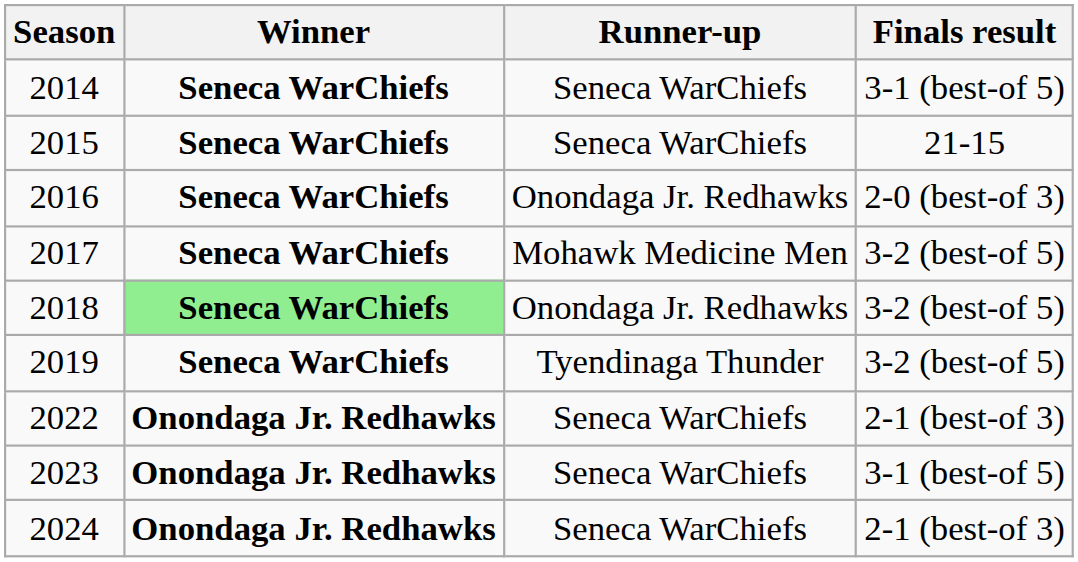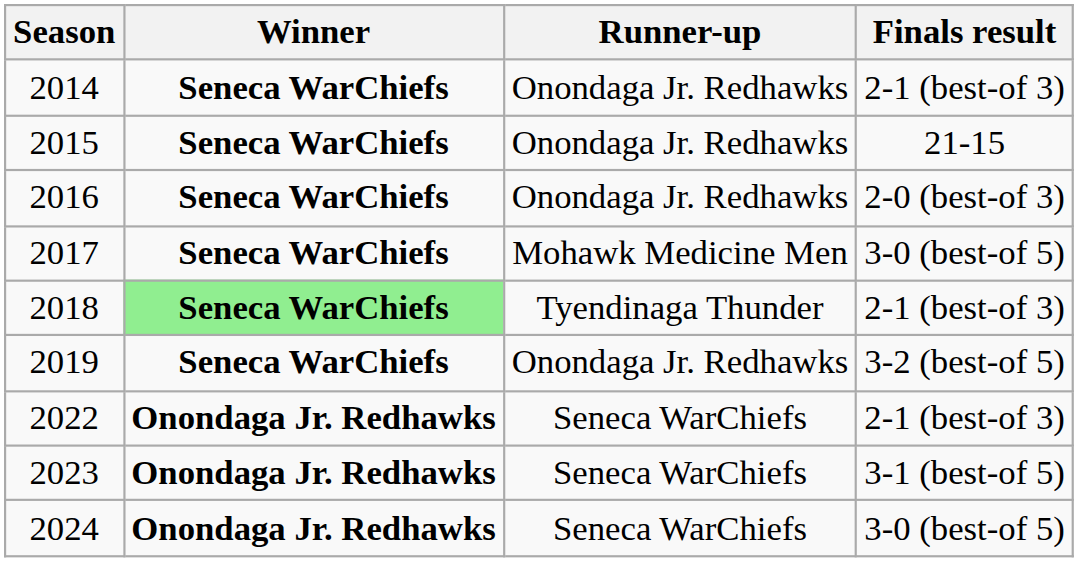(680, 87) Seneca WarChiefs -> (680, 87) Onondaga Jr. Redhawks
(965, 87) 3-1 (best-of 5) -> (965, 87) 2-1 (best-of 3)
(680, 142) Seneca WarChiefs -> (680, 142) Onondaga Jr. Redhawks
(965, 252) 3-2 (best-of 5) -> (965, 252) 3-0 (best-of 5)
(680, 307) Onondaga Jr. Redhawks -> (680, 307) Tyendinaga Thunder
(965, 307) 3-2 (best-of 5) -> (965, 307) 2-1 (best-of 3)
(680, 362) Tyendinaga Thunder -> (680, 362) Onondaga Jr. Redhawks
(965, 527) 2-1 (best-of 3) -> (965, 527) 3-0 (best-of 5)
